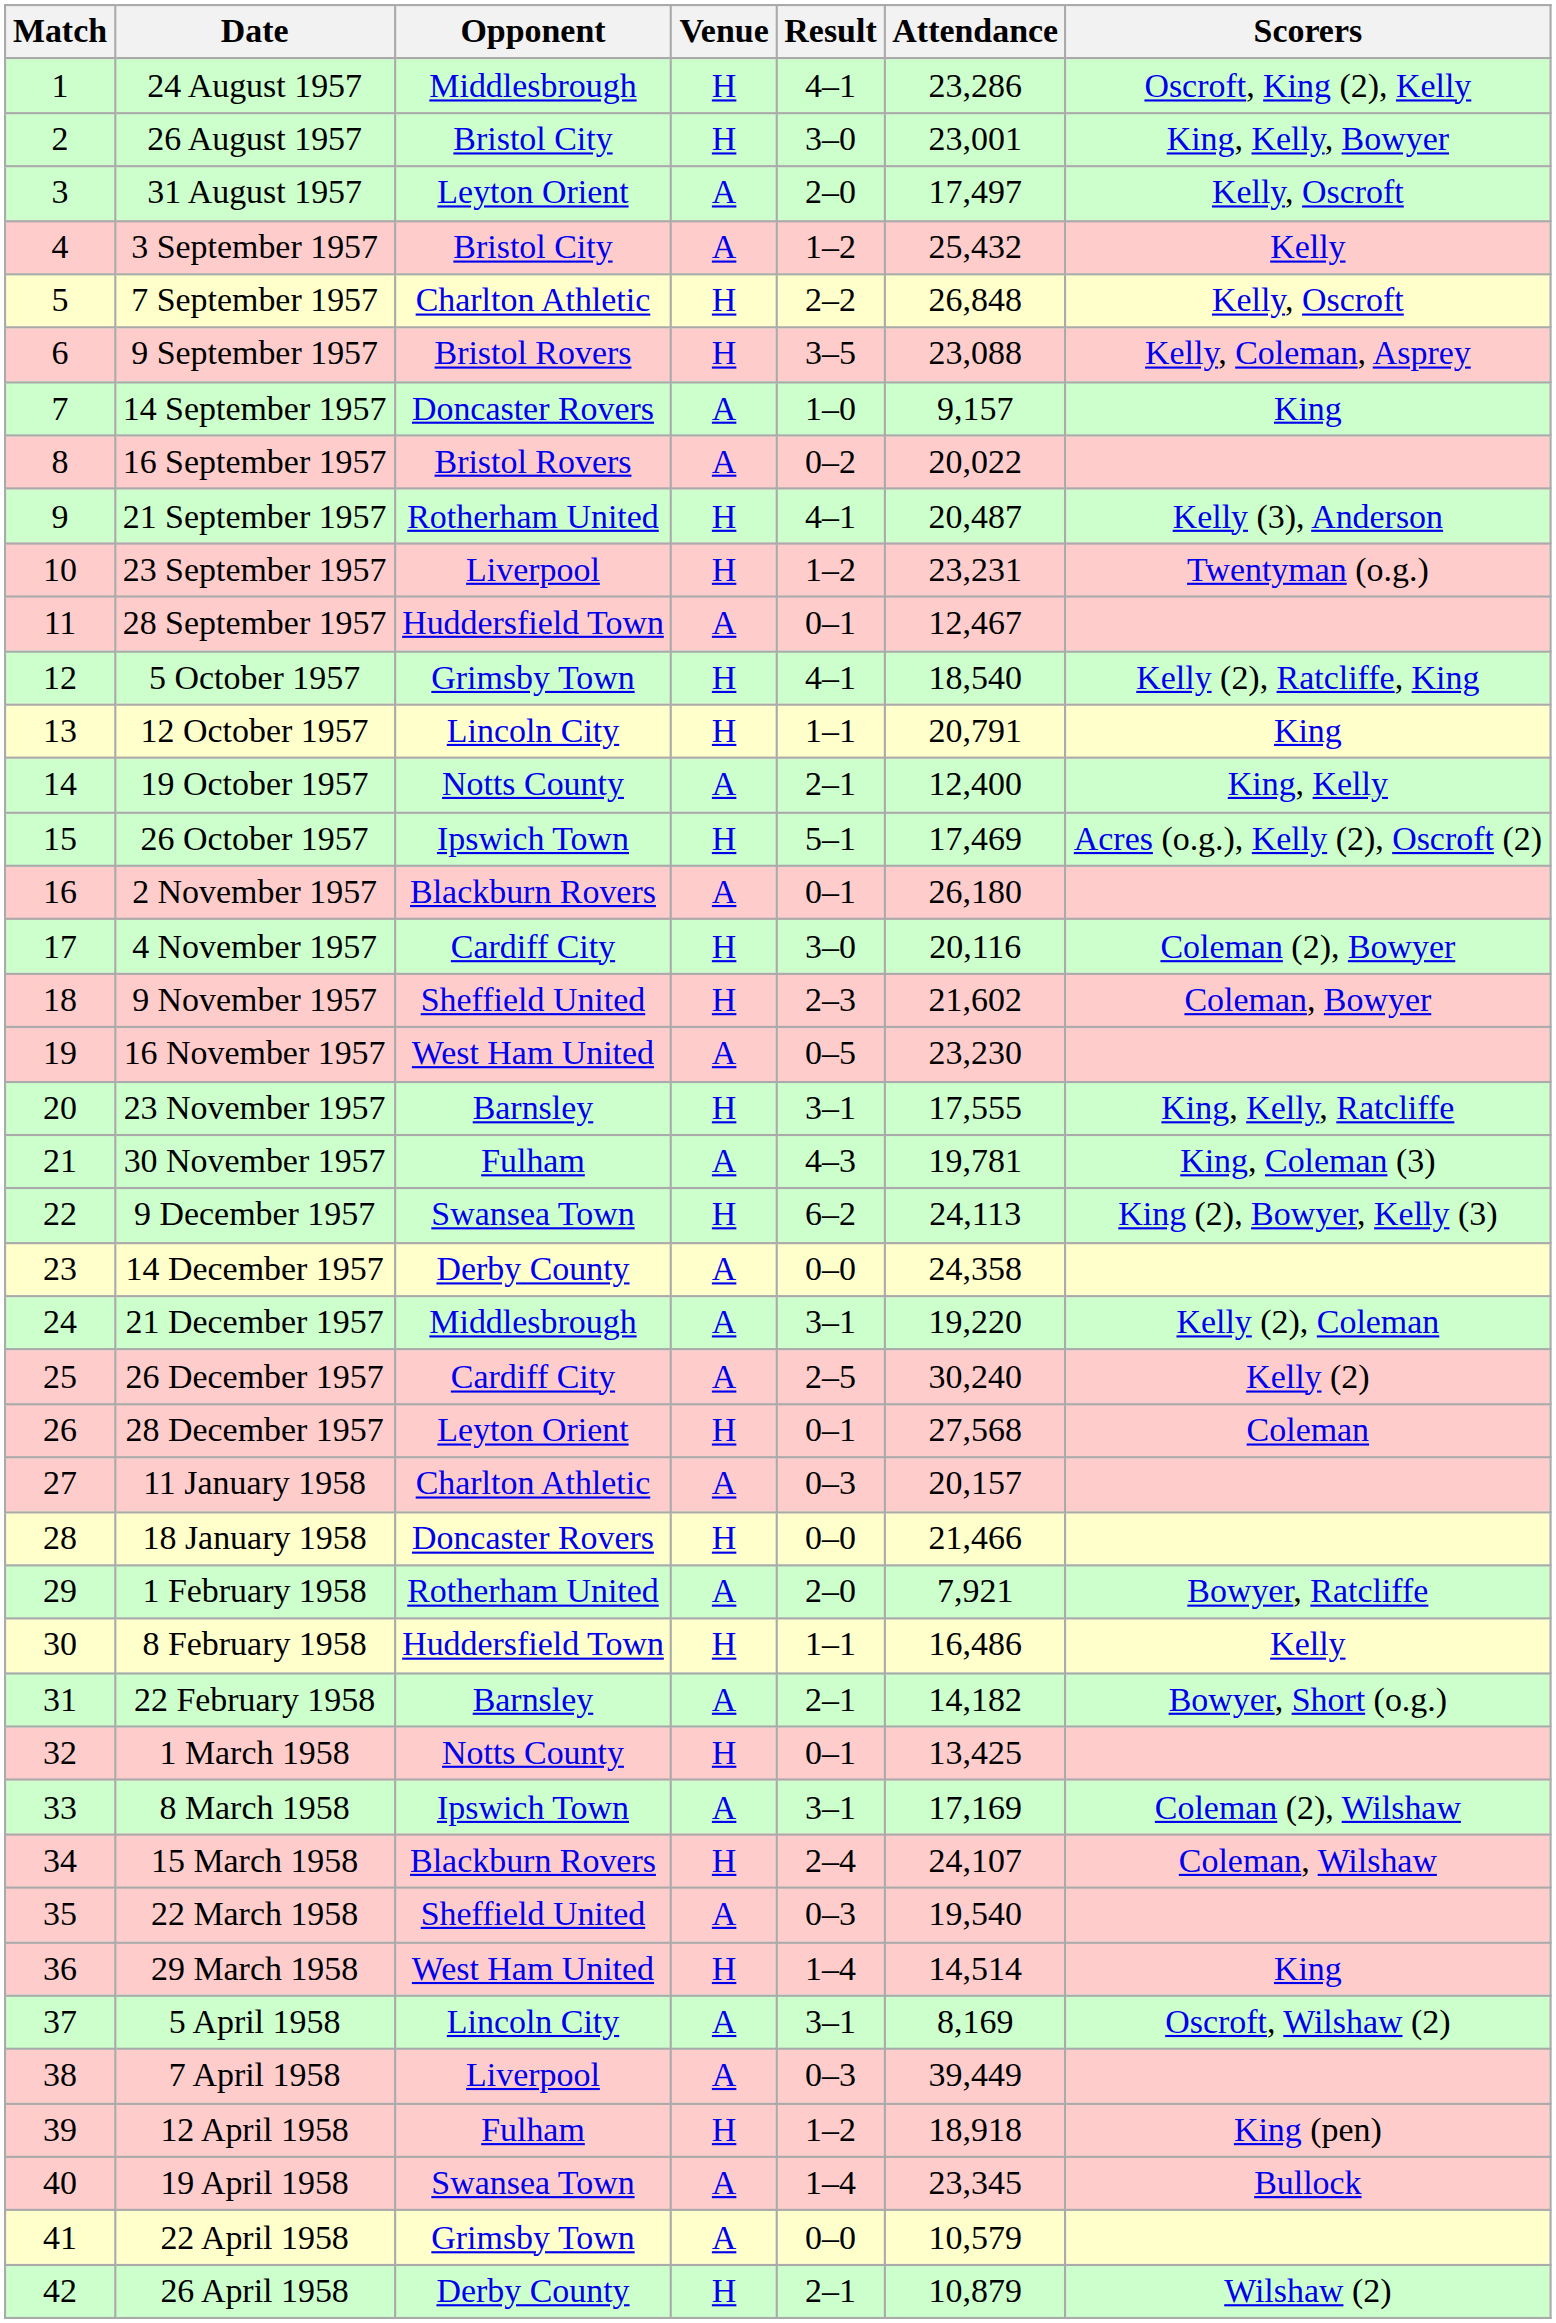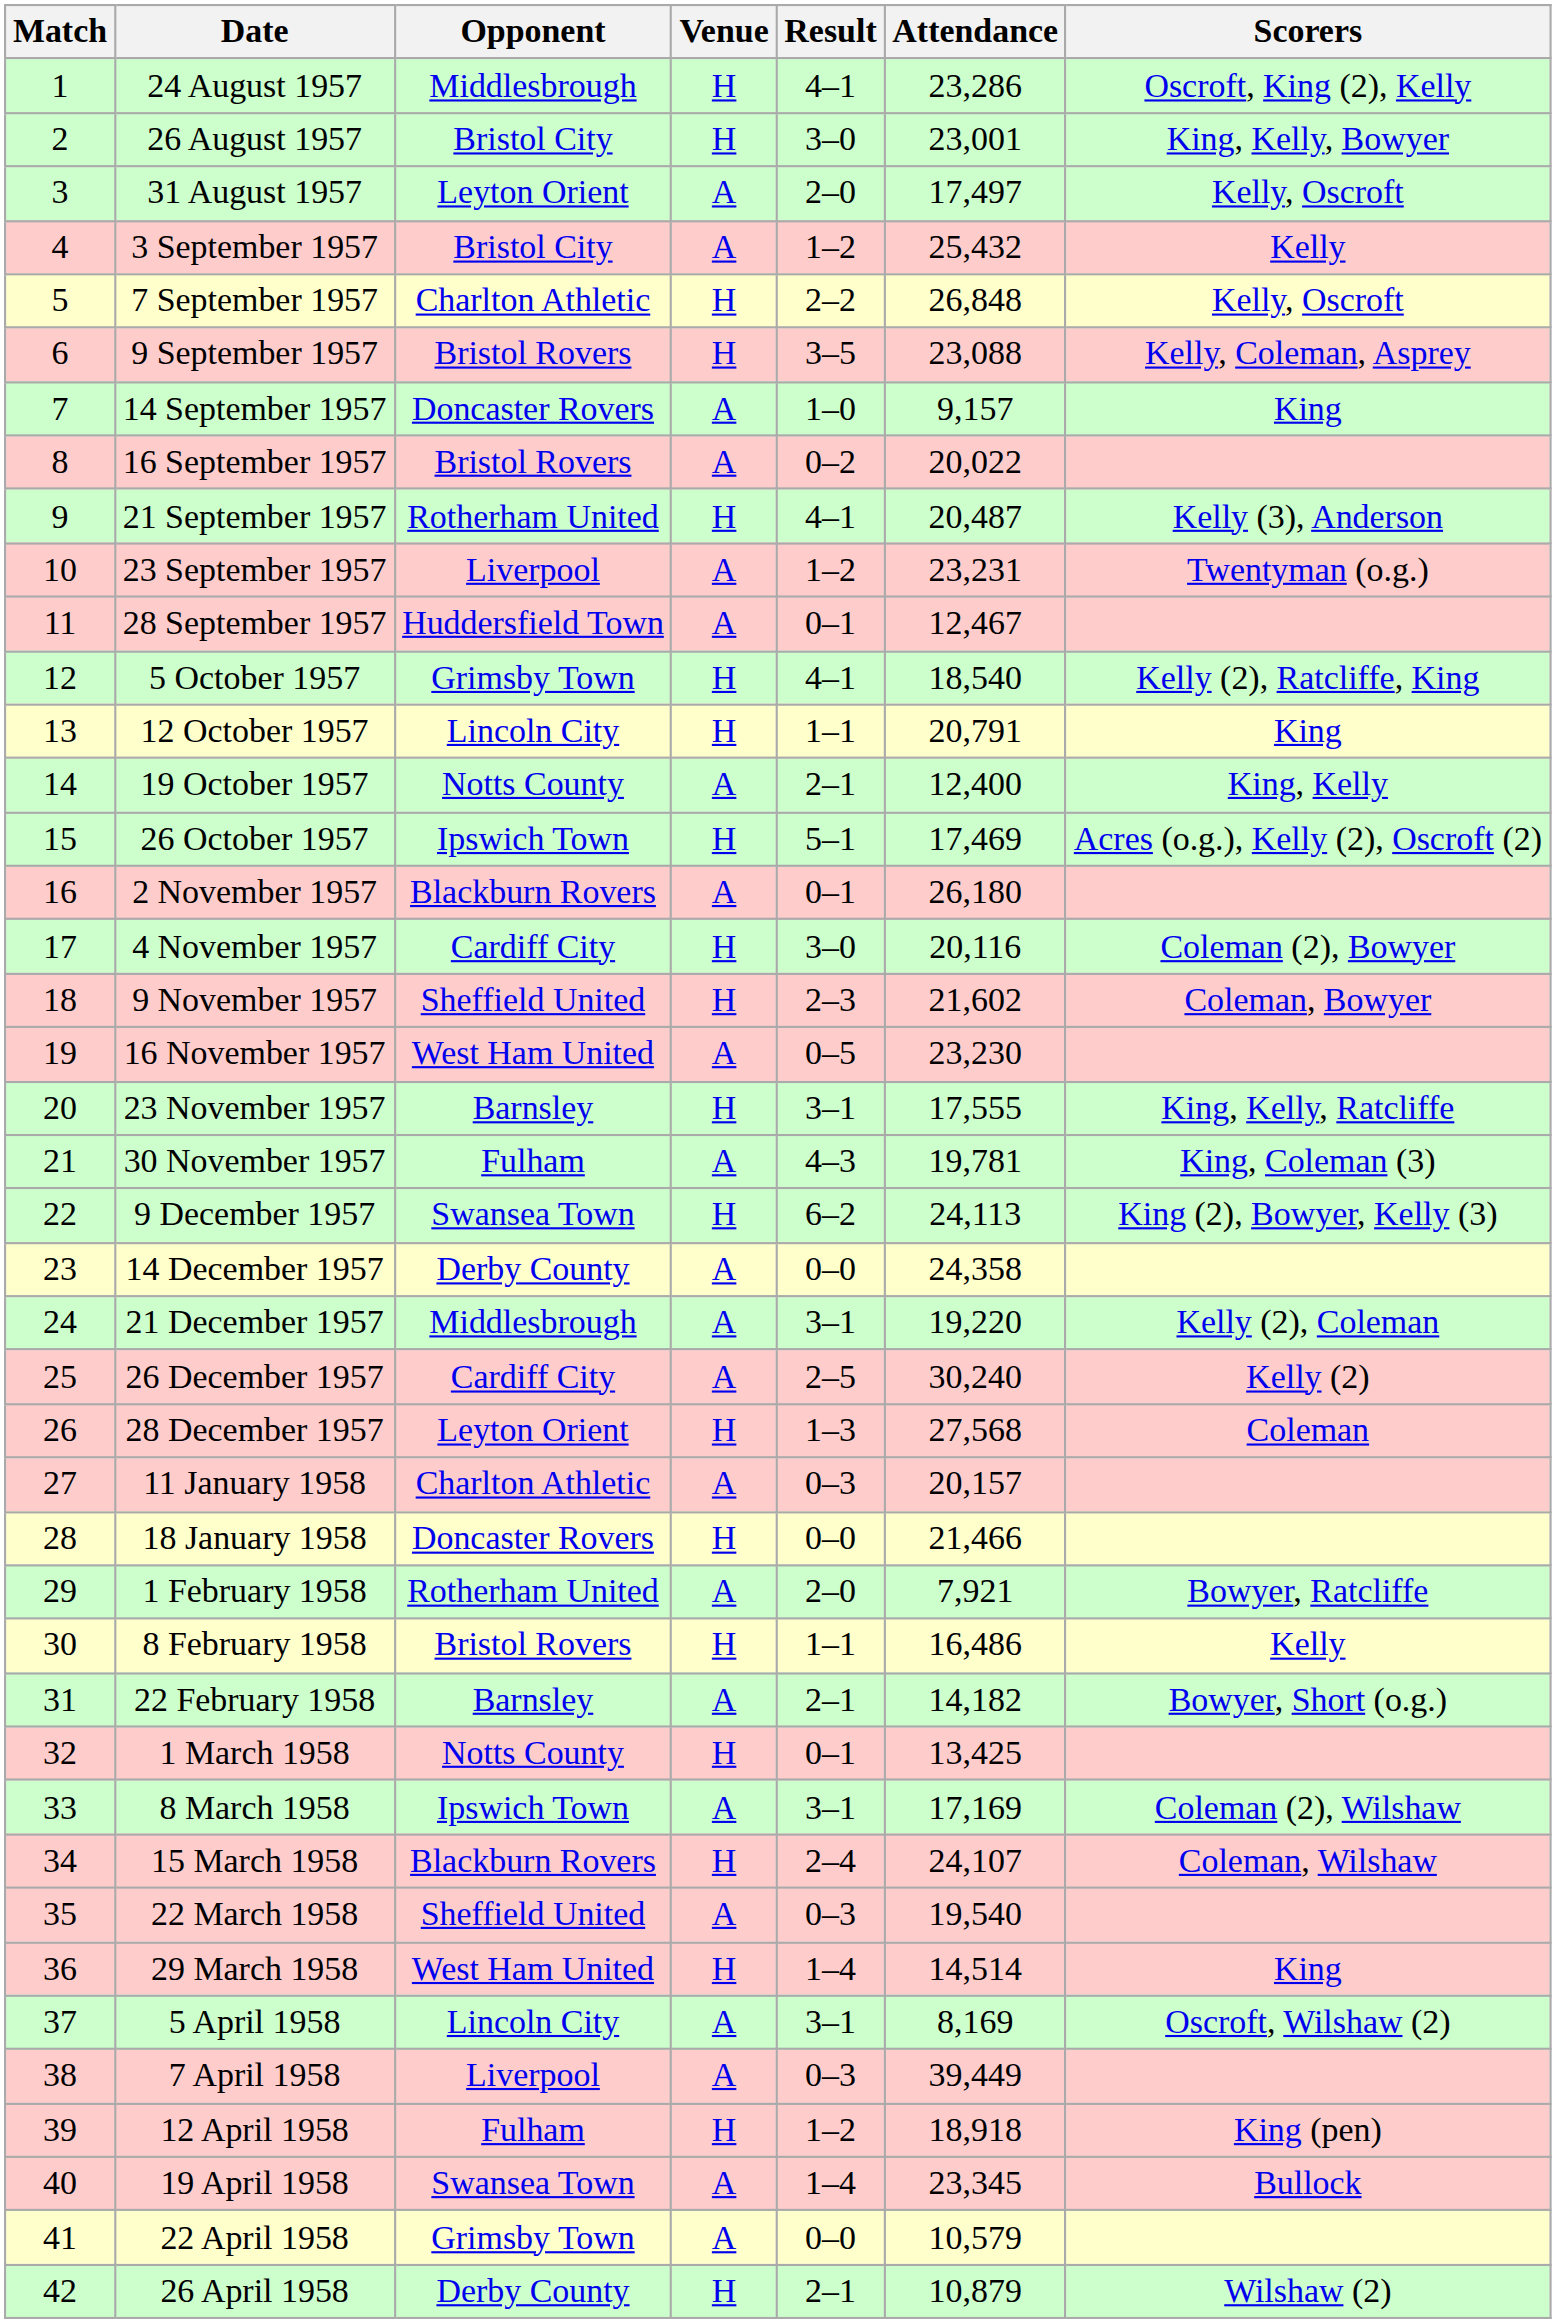(724, 569) H -> (724, 569) A
(831, 1430) 0–1 -> (831, 1430) 1–3
(533, 1645) Huddersfield Town -> (533, 1645) Bristol Rovers
